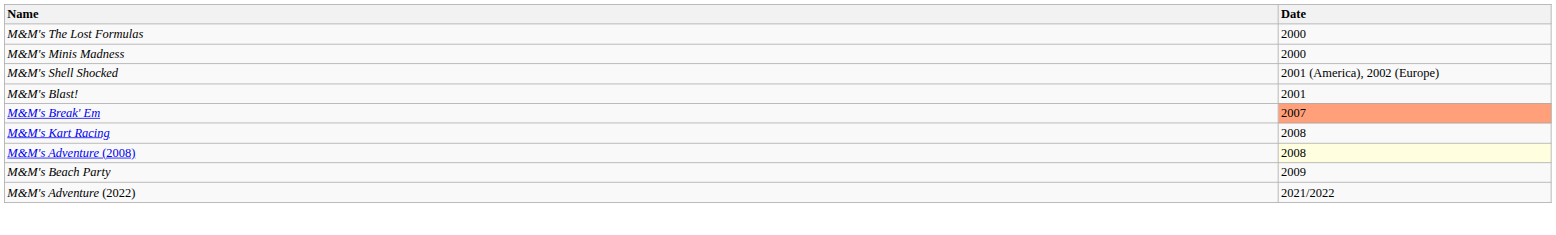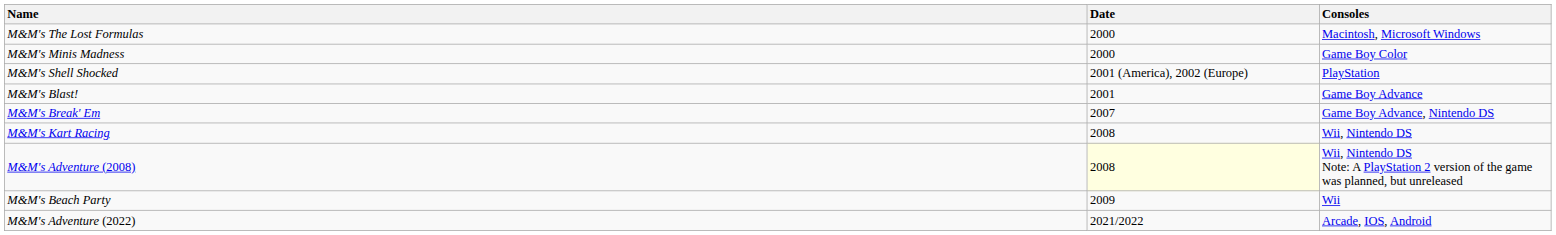+ column: (1346, 14)
(1294, 113) lightsalmon background -> (1102, 113) no background
